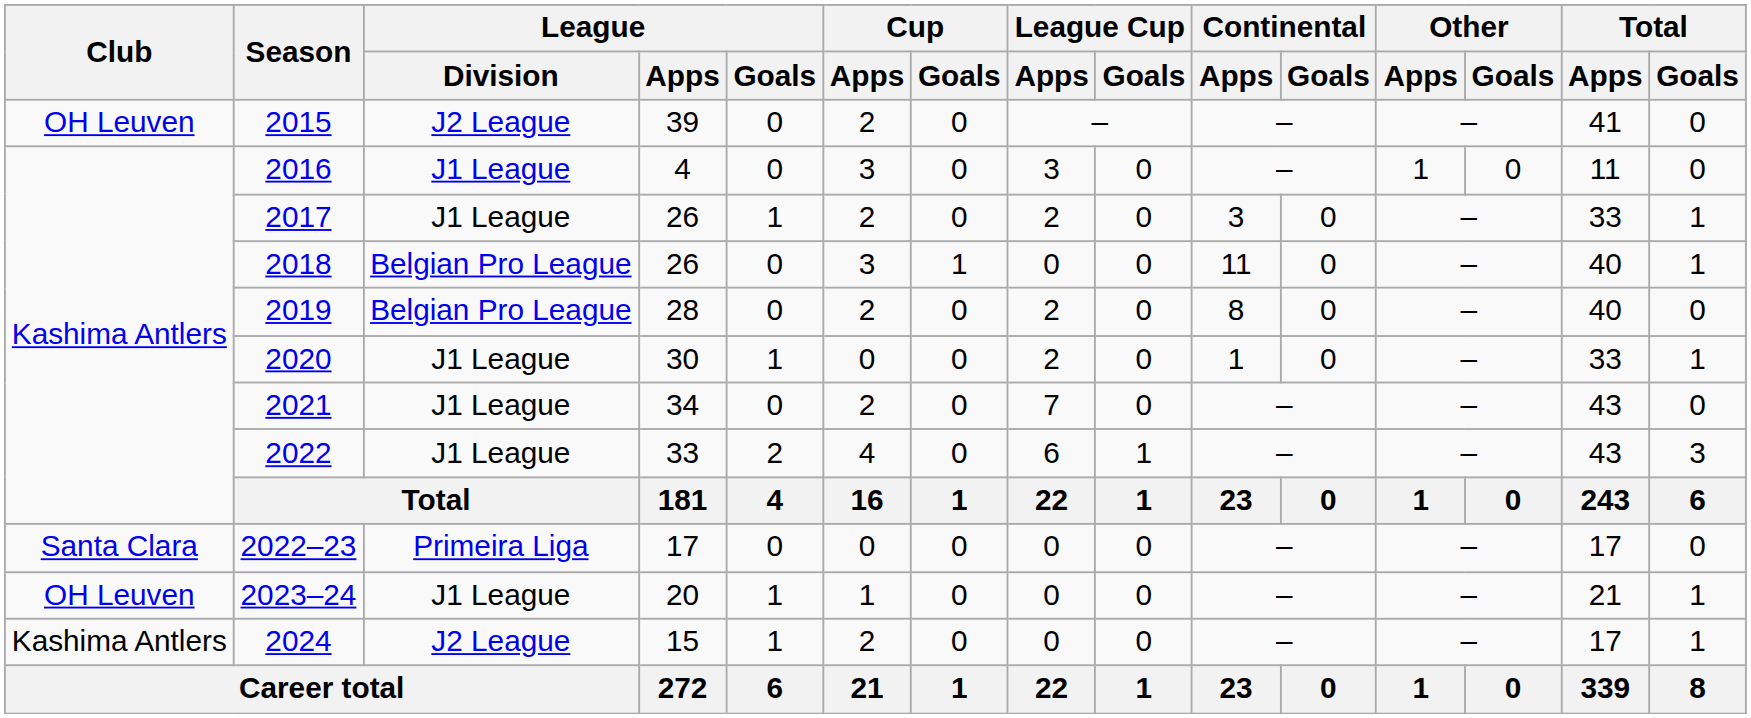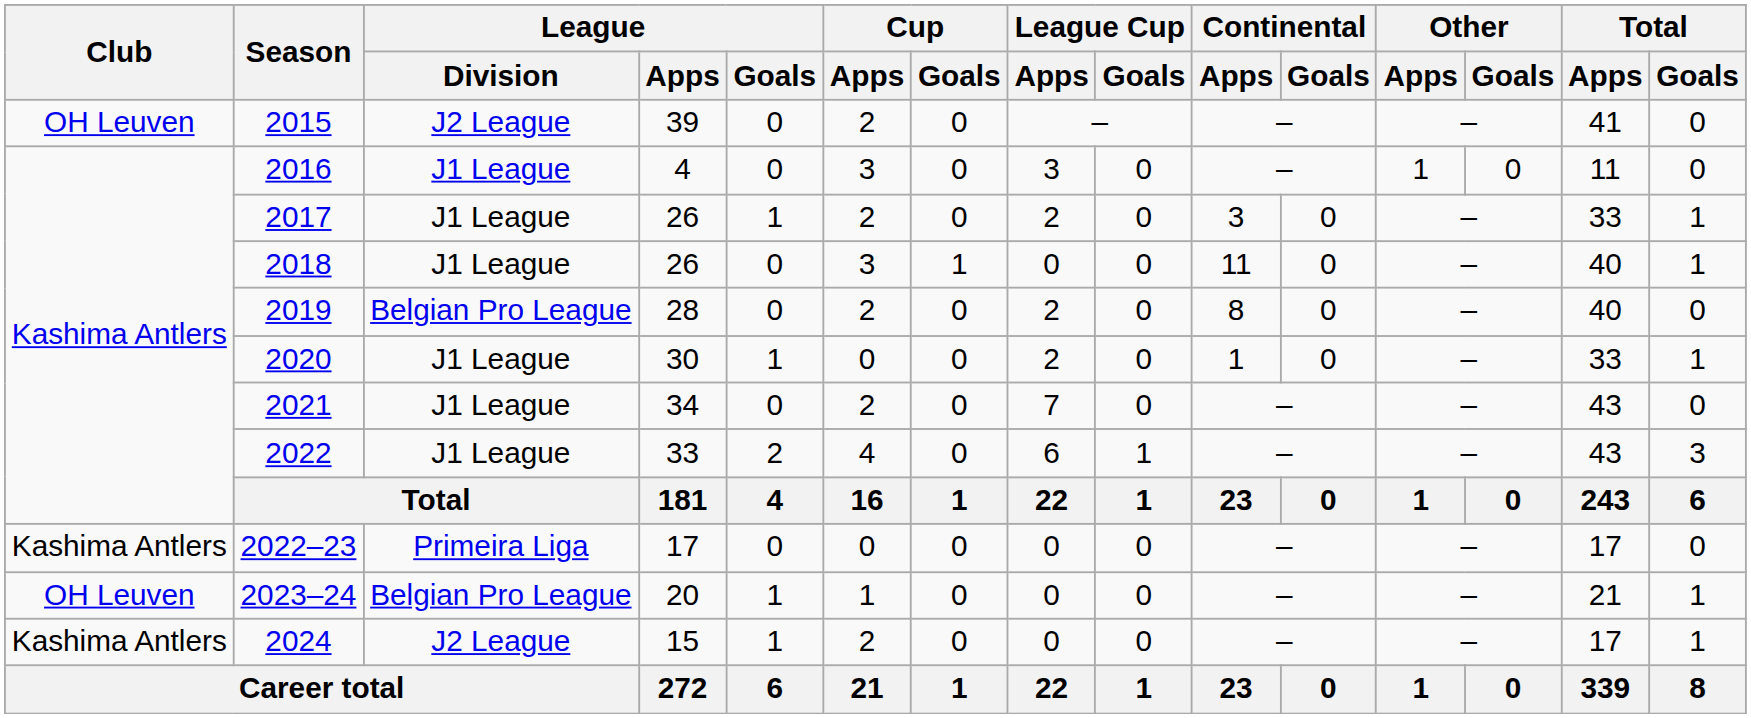(501, 264) Belgian Pro League -> (501, 264) J1 League
(119, 547) Santa Clara -> (119, 547) Kashima Antlers
(501, 594) J1 League -> (501, 594) Belgian Pro League
